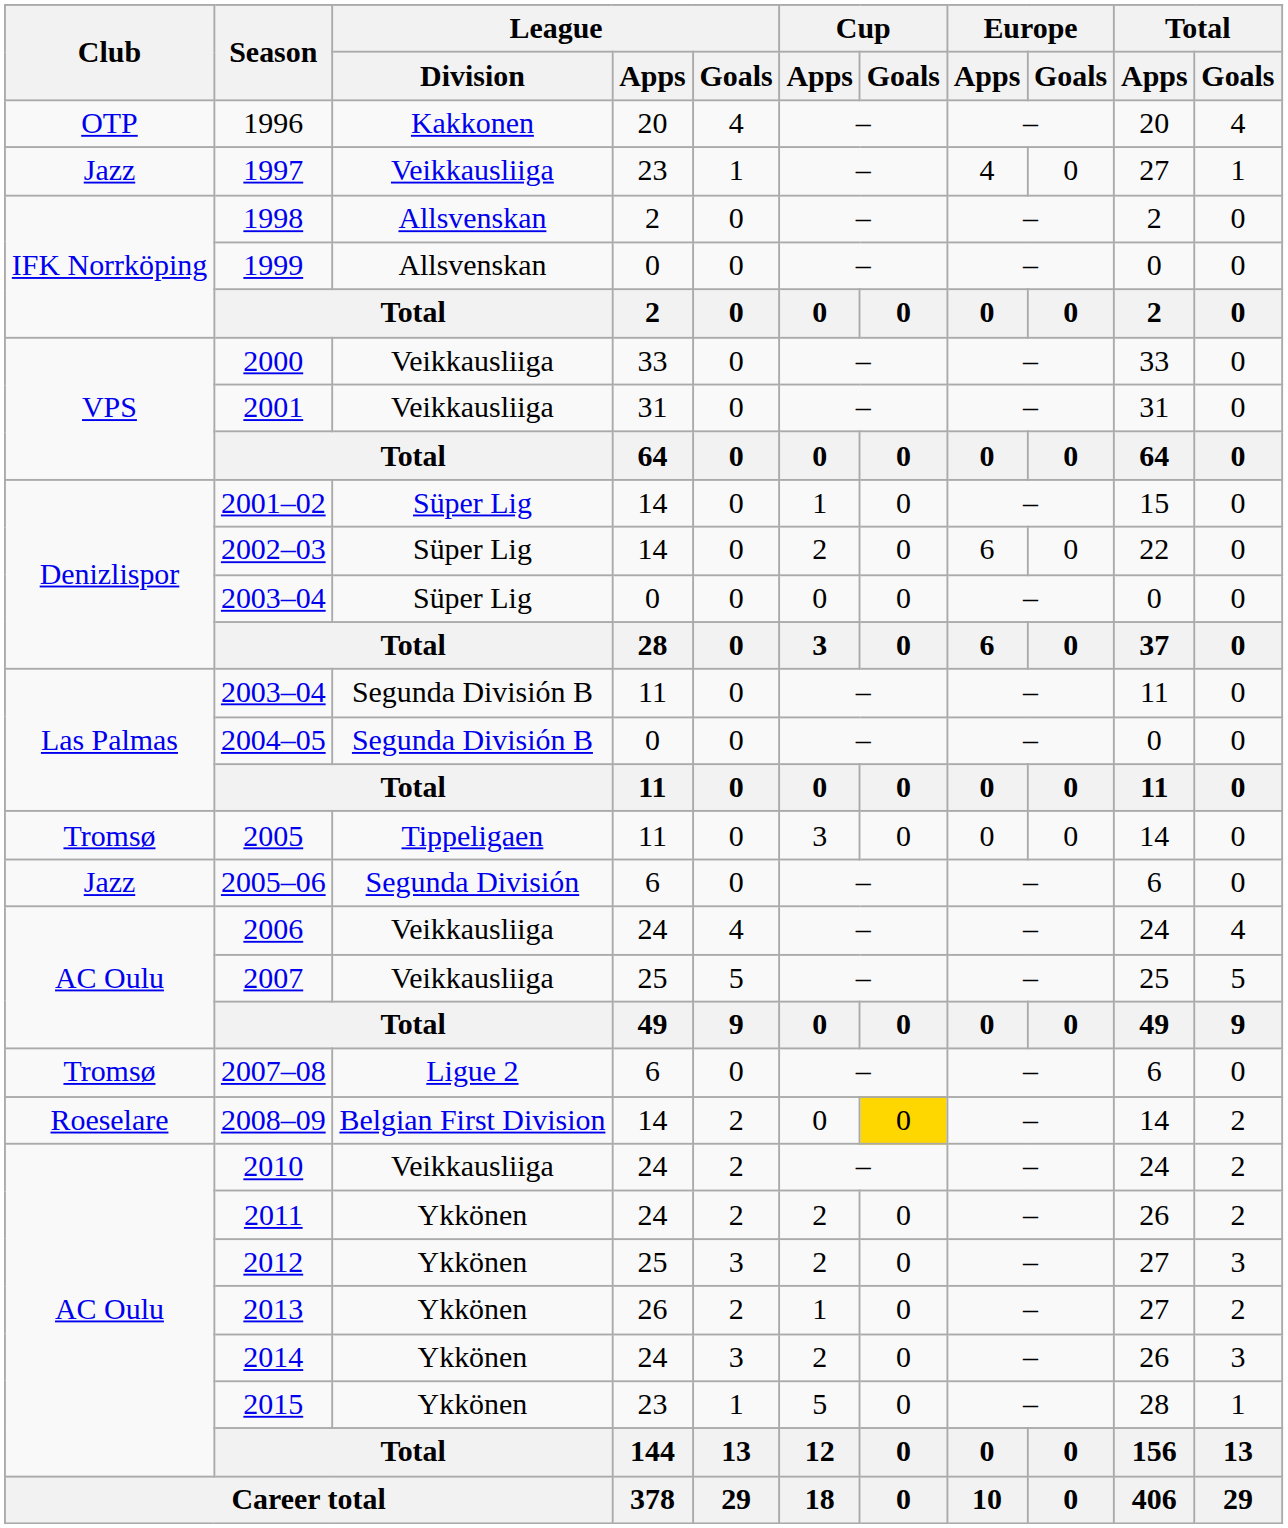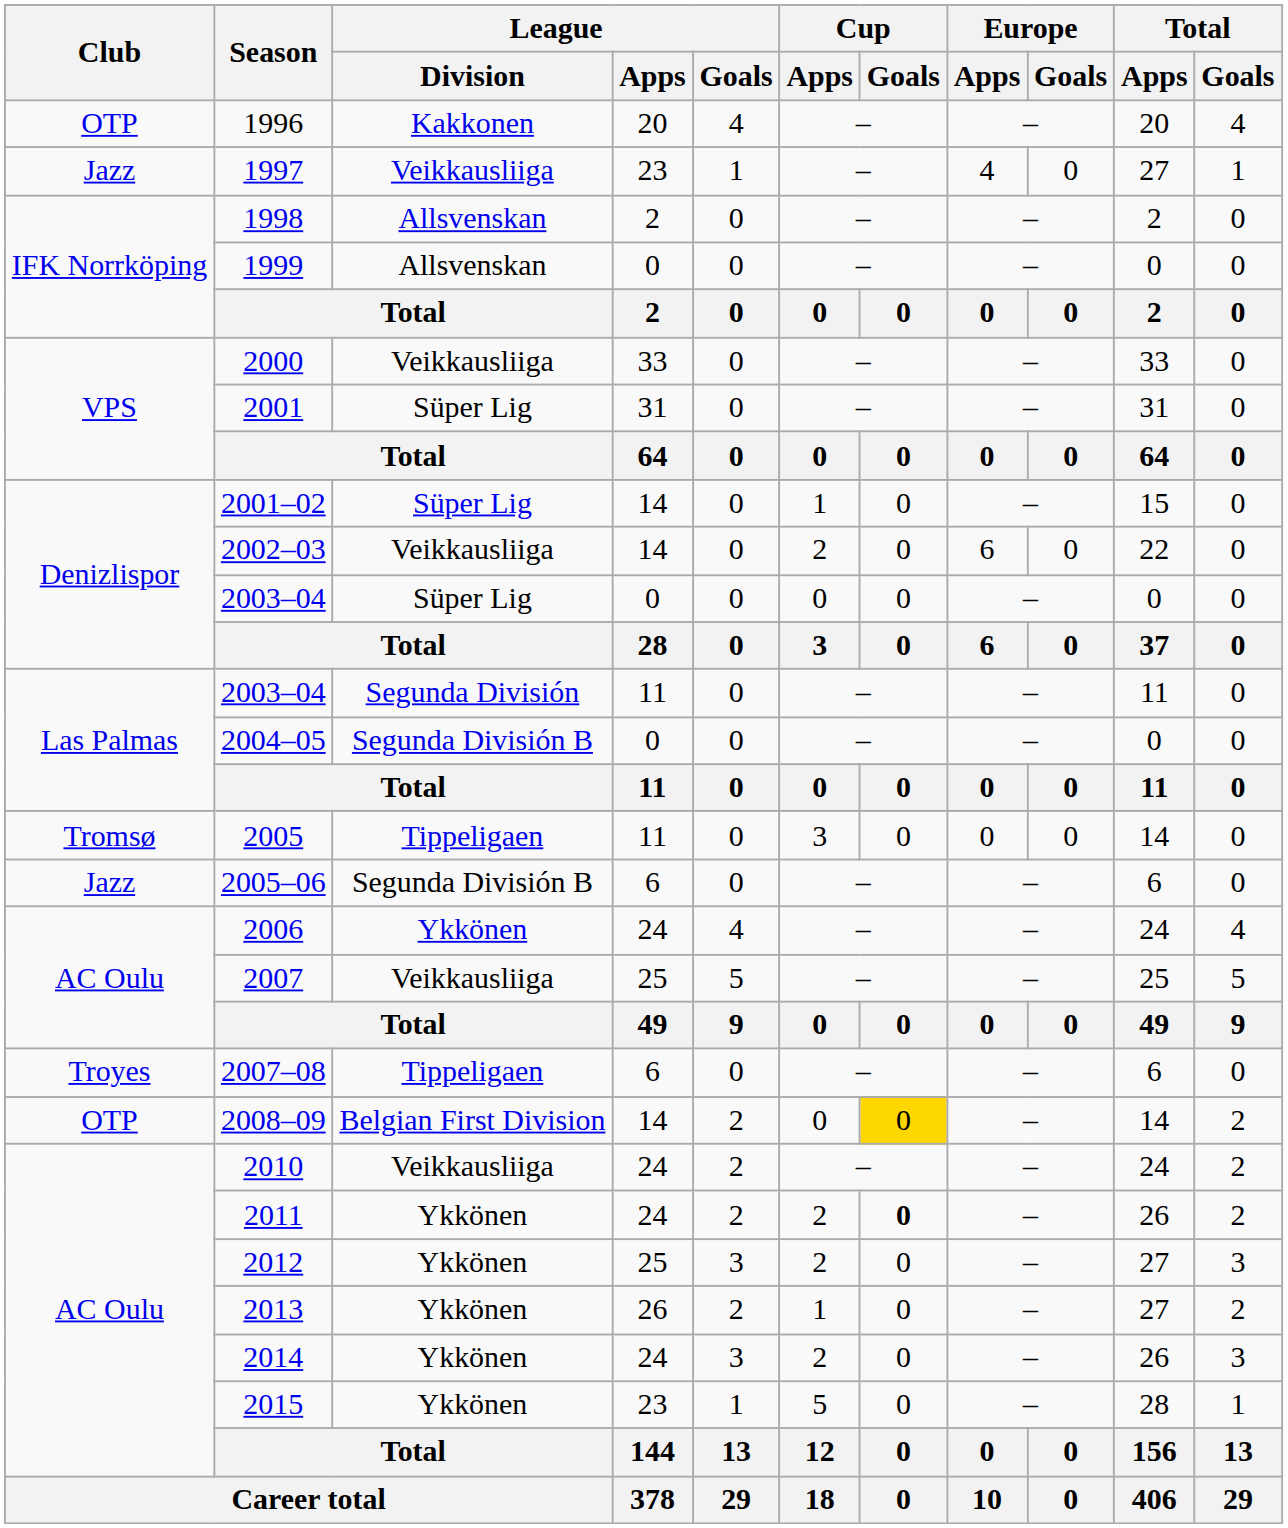(472, 407) Veikkausliiga -> (472, 407) Süper Lig
(472, 550) Süper Lig -> (472, 550) Veikkausliiga
(472, 692) Segunda División B -> (472, 692) Segunda División
(472, 882) Segunda División -> (472, 882) Segunda División B
(472, 929) Veikkausliiga -> (472, 929) Ykkönen
(109, 1072) Tromsø -> (109, 1072) Troyes
(472, 1072) Ligue 2 -> (472, 1072) Tippeligaen
(109, 1119) Roeselare -> (109, 1119) OTP
(903, 1214) normal -> (903, 1214) bold
